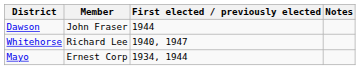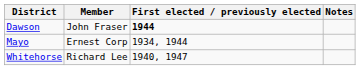(143, 27) normal -> (143, 27) bold
rows swapped: (18, 57) <-> (34, 42)
